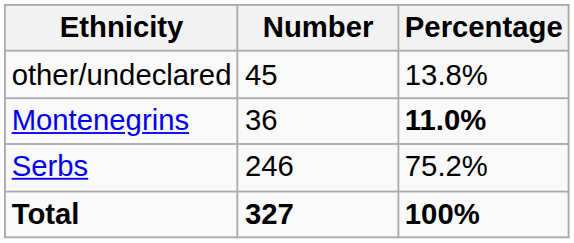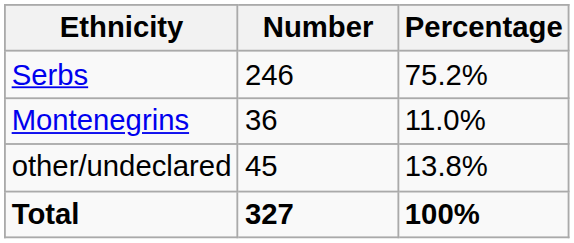rows swapped: (50, 167) <-> (122, 74)
(446, 120) bold -> (445, 120) normal
